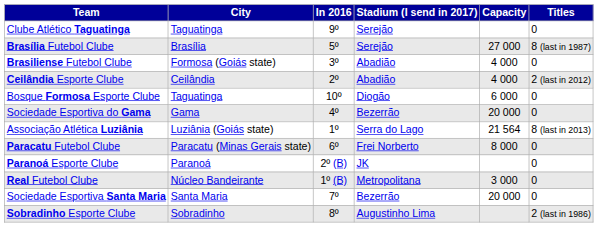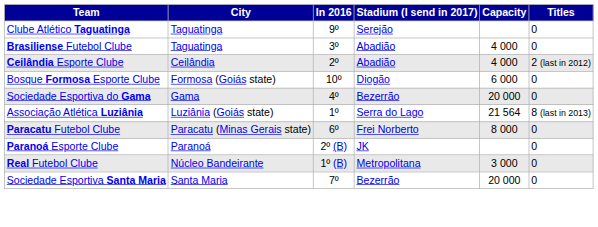- row: (60, 46)
(223, 63) Formosa (Goiás state) -> (197, 46) Taguatinga
(197, 96) Taguatinga -> (223, 79) Formosa (Goiás state)
- row: (71, 213)
